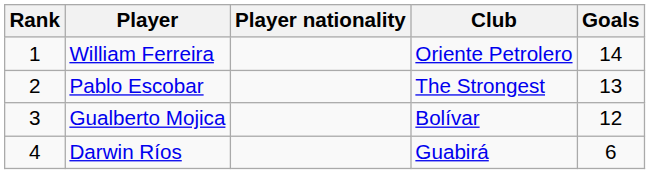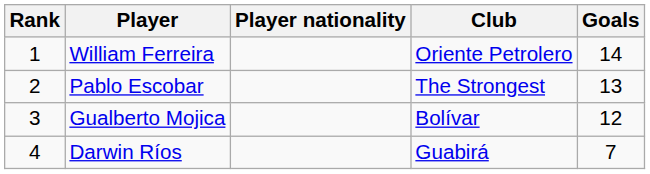(611, 151) 6 -> (611, 151) 7
